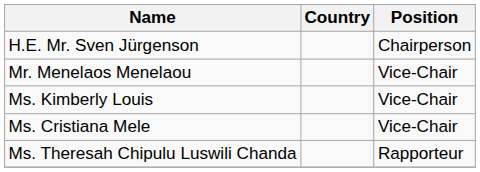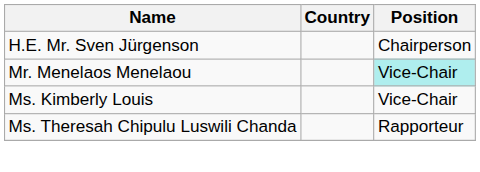(418, 72) no background -> (418, 72) paleturquoise background
- row: (79, 126)
